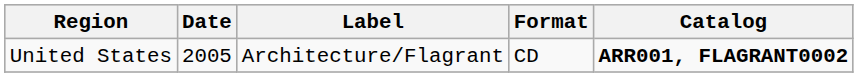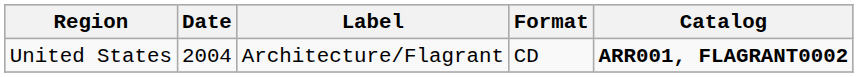(207, 56) 2005 -> (207, 56) 2004
